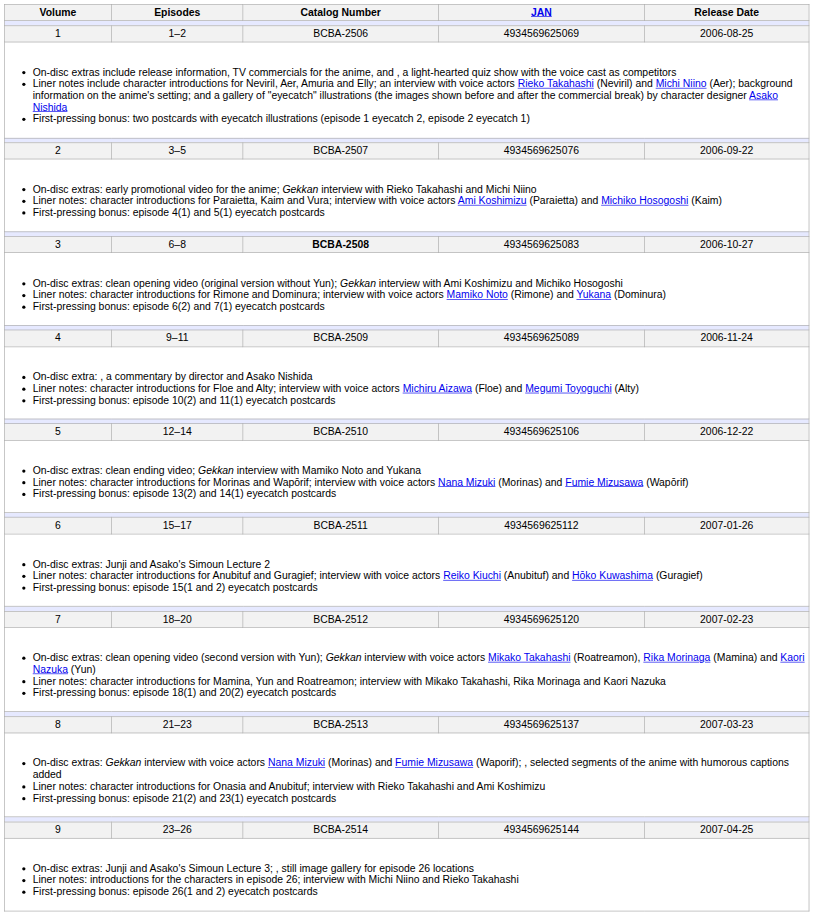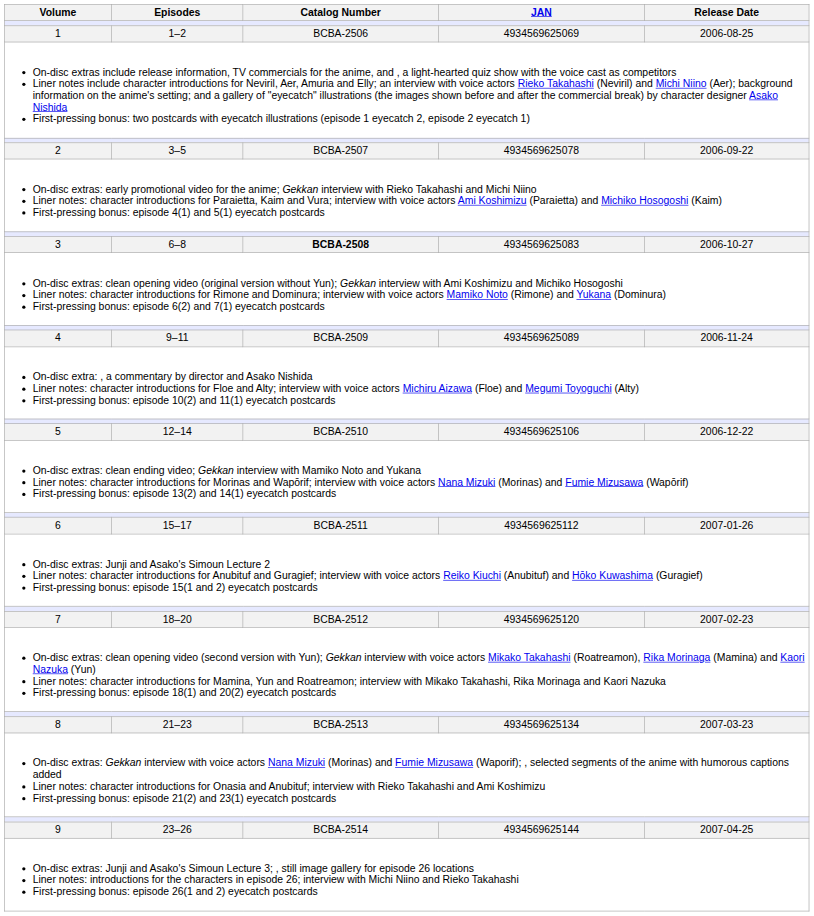(541, 151) 4934569625076 -> (541, 151) 4934569625078
(541, 724) 4934569625137 -> (541, 724) 4934569625134
